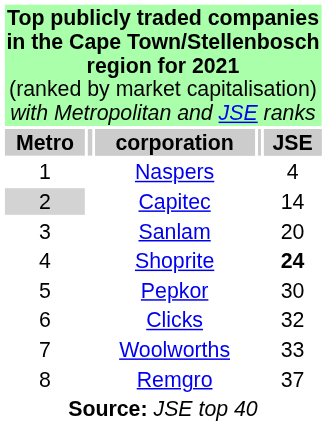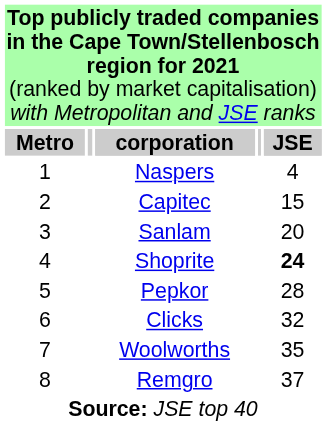(45, 202) lightgrey background -> (45, 202) no background
(293, 202) 14 -> (293, 202) 15
(293, 291) 30 -> (293, 291) 28
(293, 350) 33 -> (293, 350) 35
